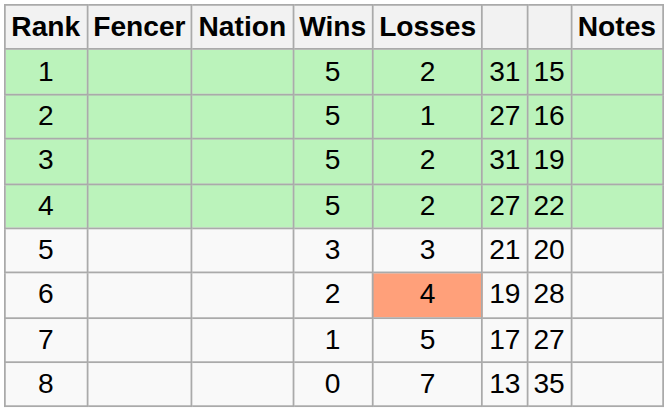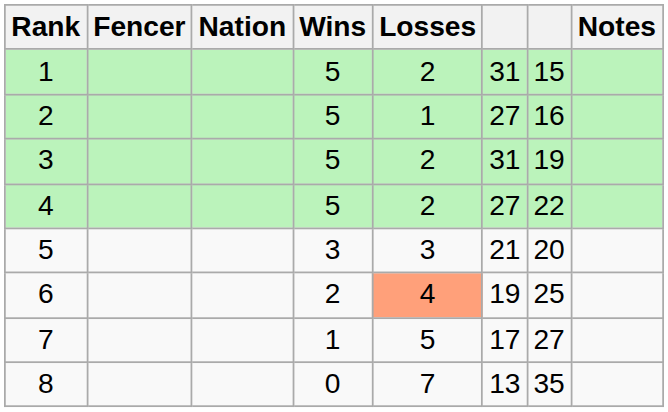(549, 294) 28 -> (549, 294) 25
